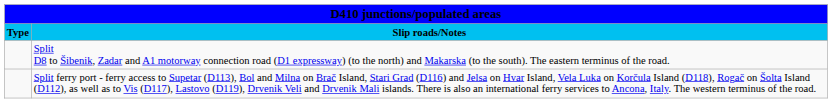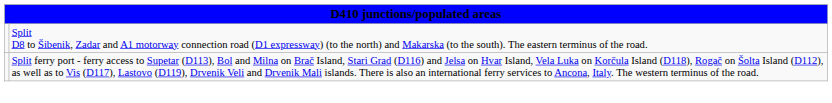- row: (429, 32)
